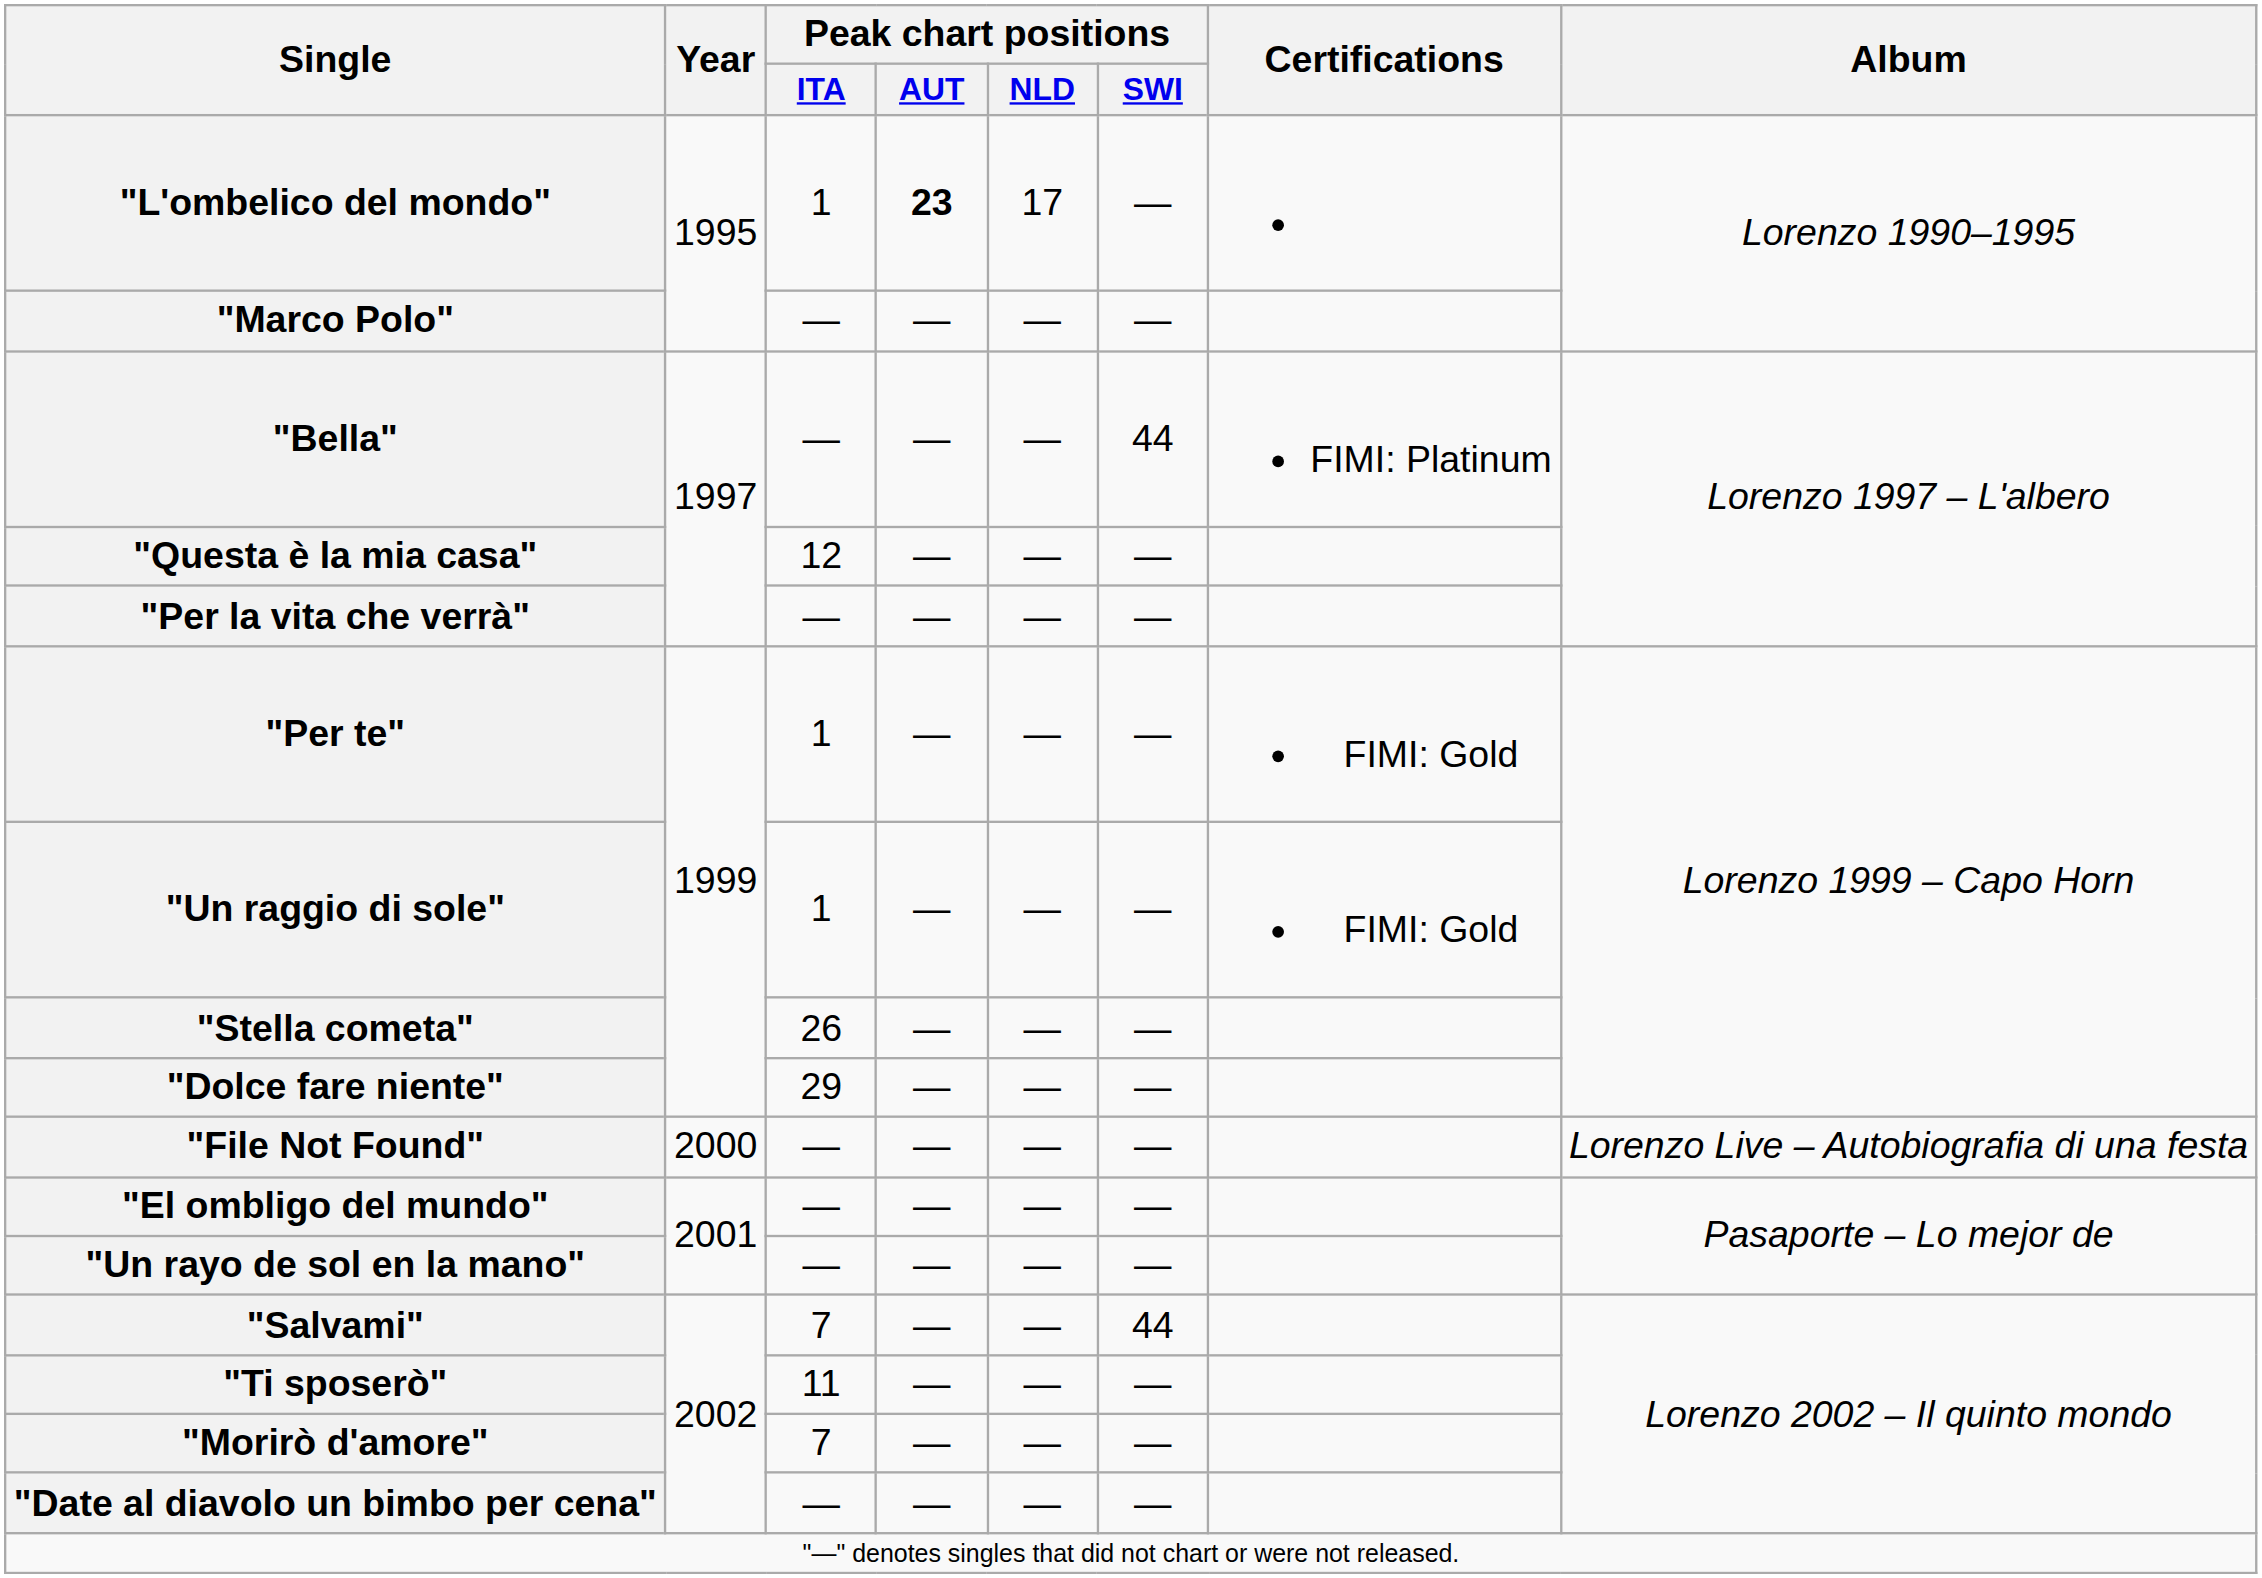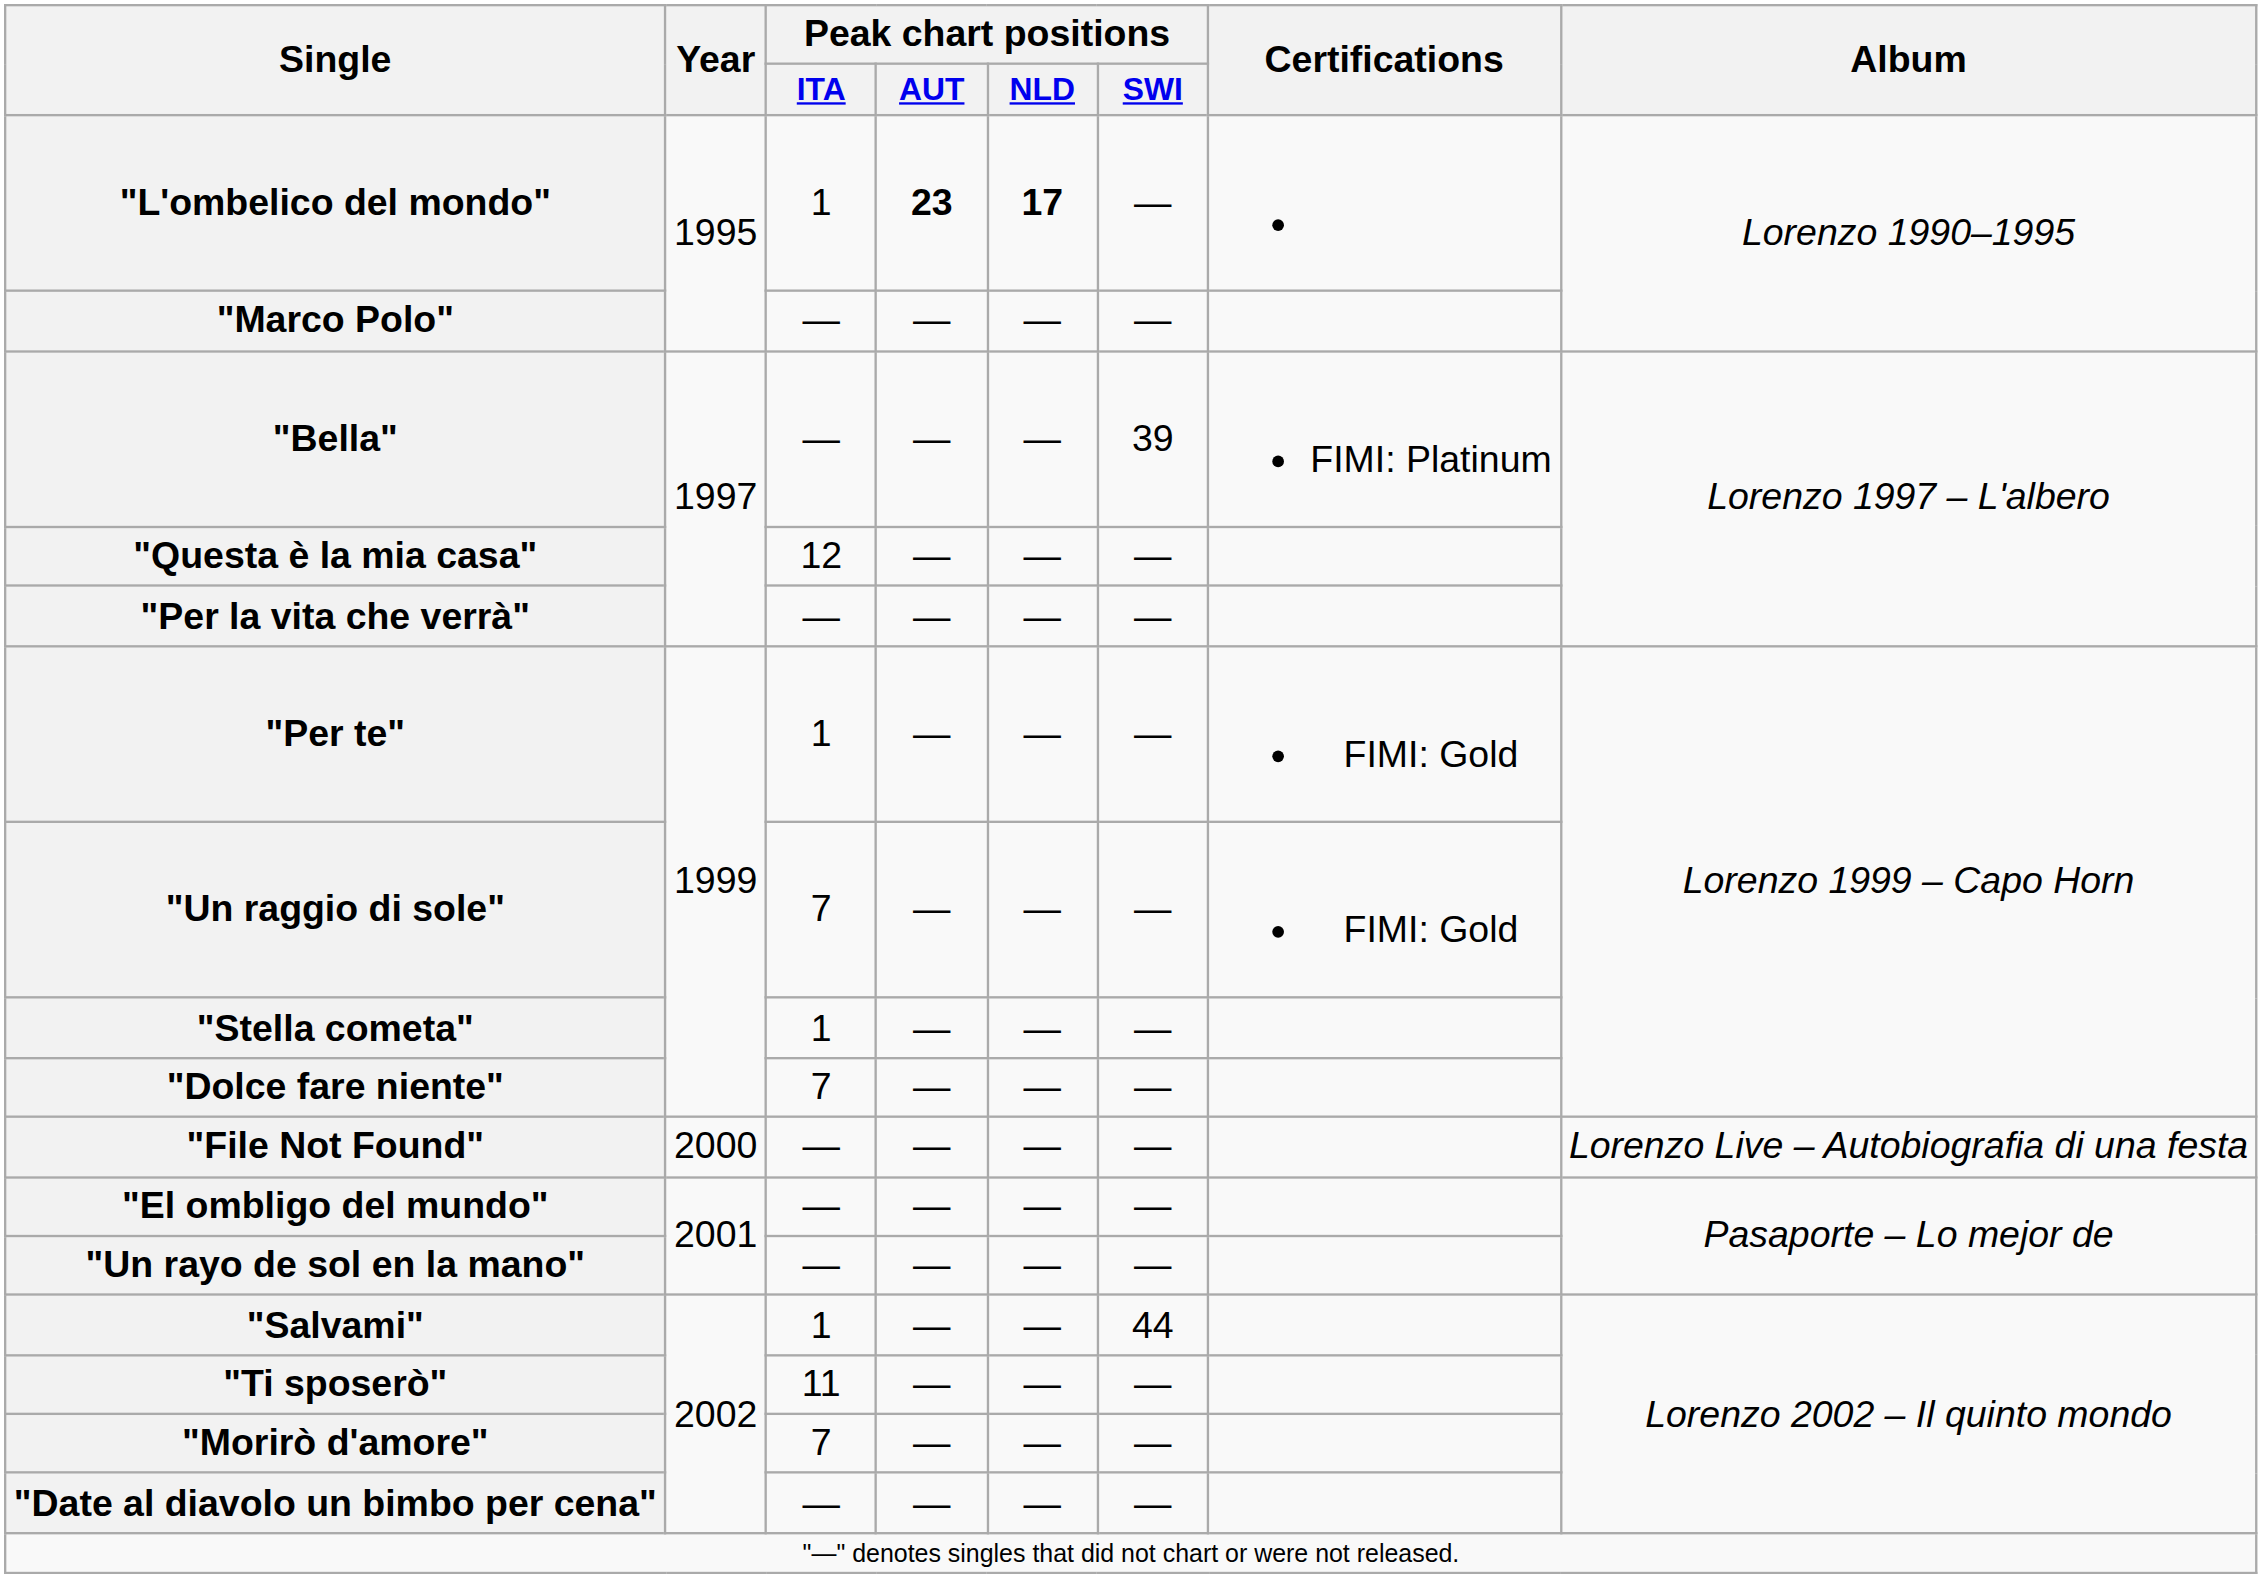(1042, 202) normal -> (1042, 202) bold
(1153, 437) 44 -> (1153, 437) 39
(821, 909) 1 -> (821, 909) 7
(821, 1027) 26 -> (821, 1027) 1
(821, 1086) 29 -> (821, 1086) 7
(821, 1324) 7 -> (821, 1324) 1
